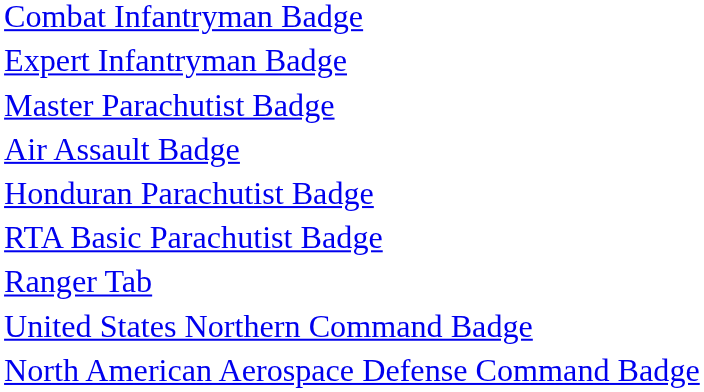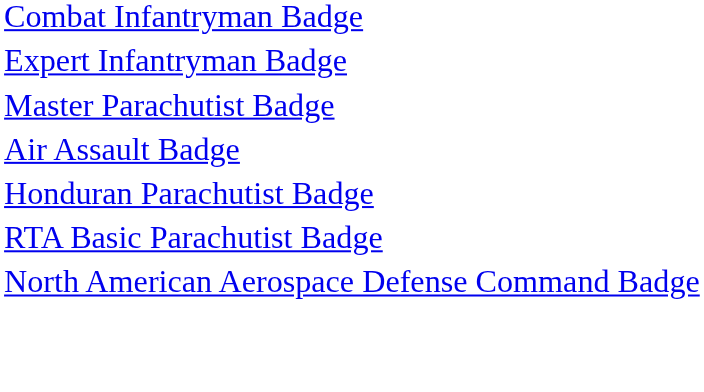- row: (78, 281)
- row: (268, 326)
